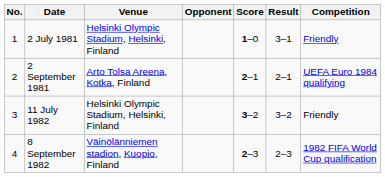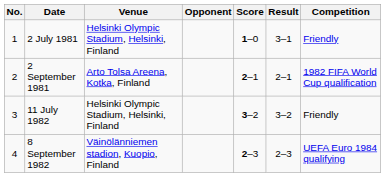(340, 77) UEFA Euro 1984 qualifying -> (340, 77) 1982 FIFA World Cup qualification
(340, 153) 1982 FIFA World Cup qualification -> (340, 153) UEFA Euro 1984 qualifying
